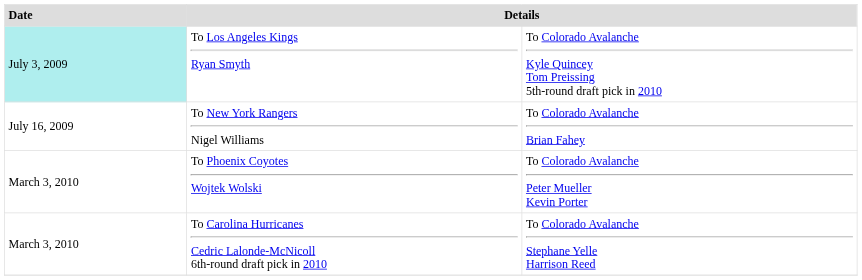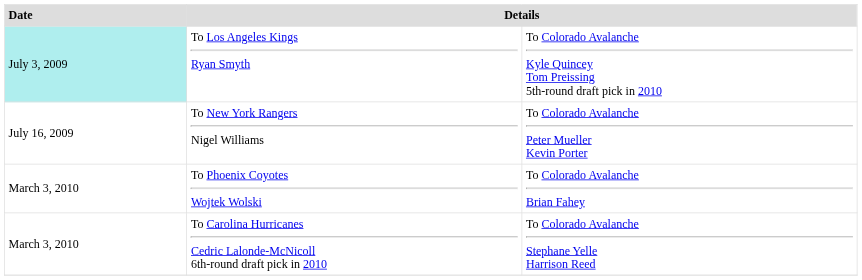(689, 126) To Colorado Avalanche Brian Fahey -> (689, 133) To Colorado Avalanche Peter Mueller Kevin Porter
(689, 181) To Colorado Avalanche Peter Mueller Kevin Porter -> (689, 188) To Colorado Avalanche Brian Fahey
